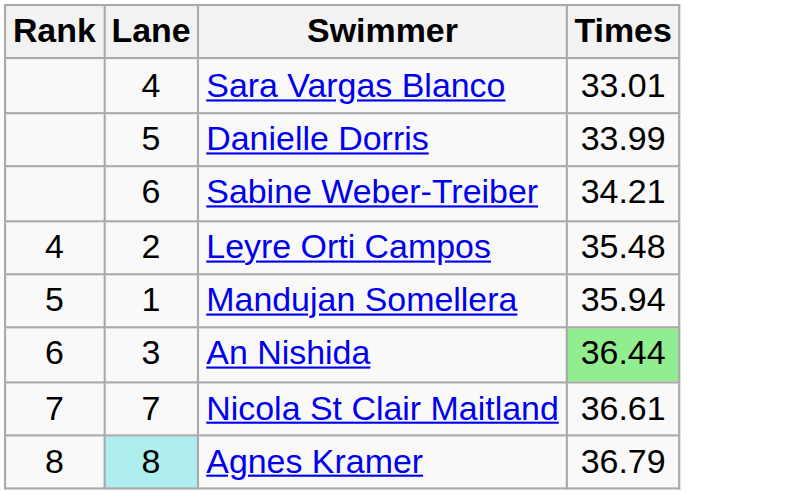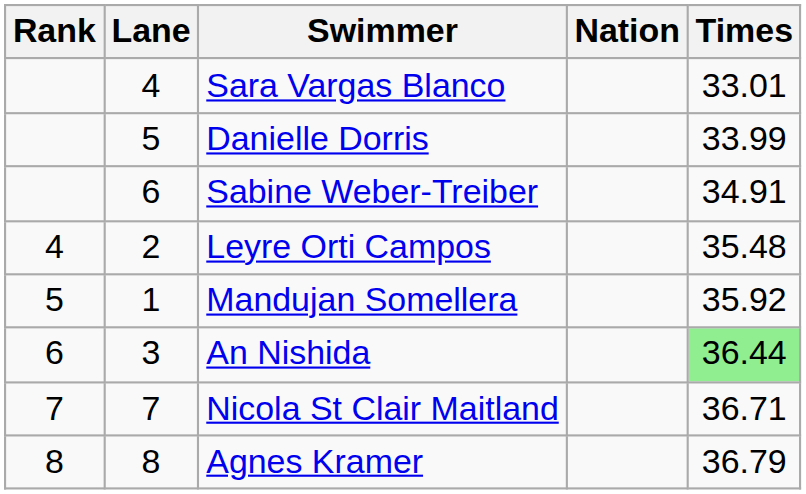+ column: (627, 31)
(623, 192) 34.21 -> (744, 192) 34.91
(623, 300) 35.94 -> (744, 300) 35.92
(623, 407) 36.61 -> (744, 407) 36.71
(151, 461) paleturquoise background -> (151, 461) no background
